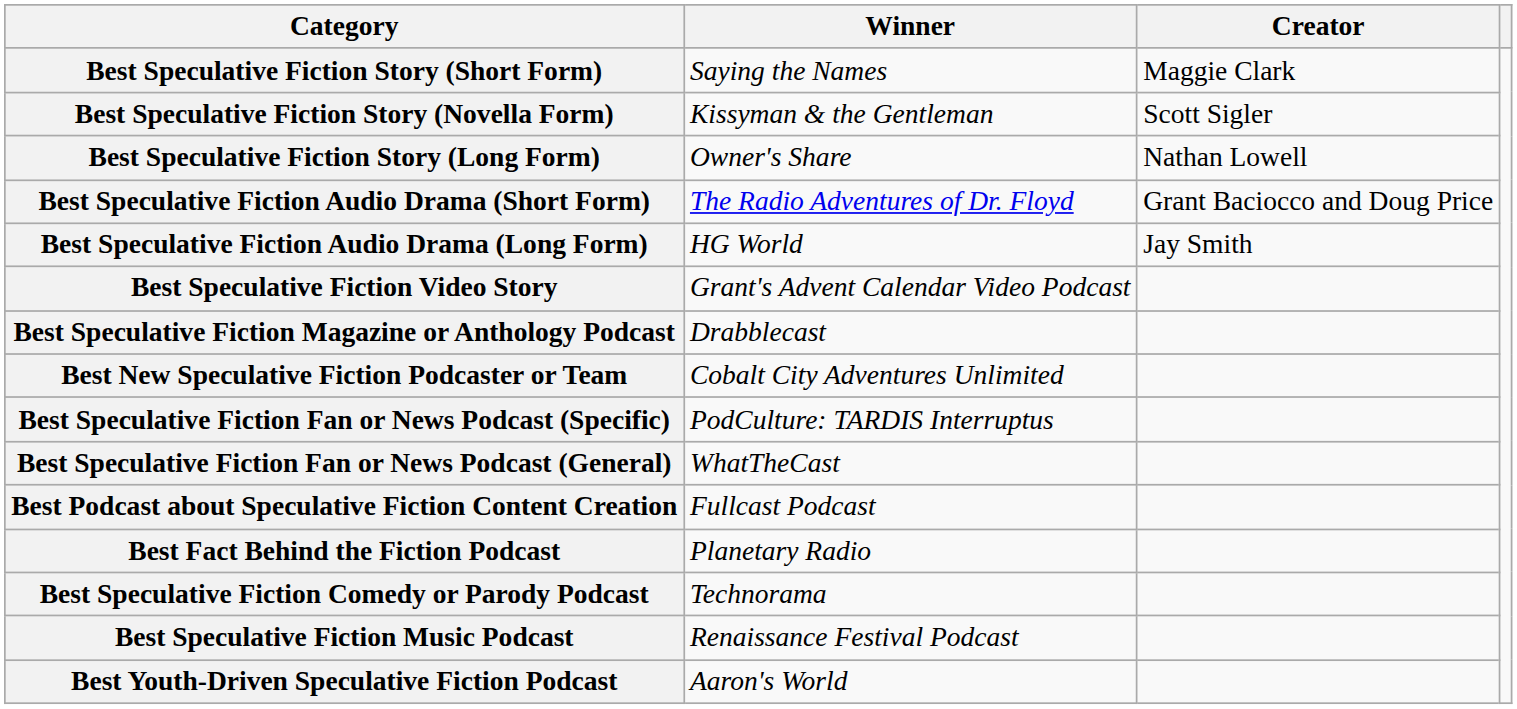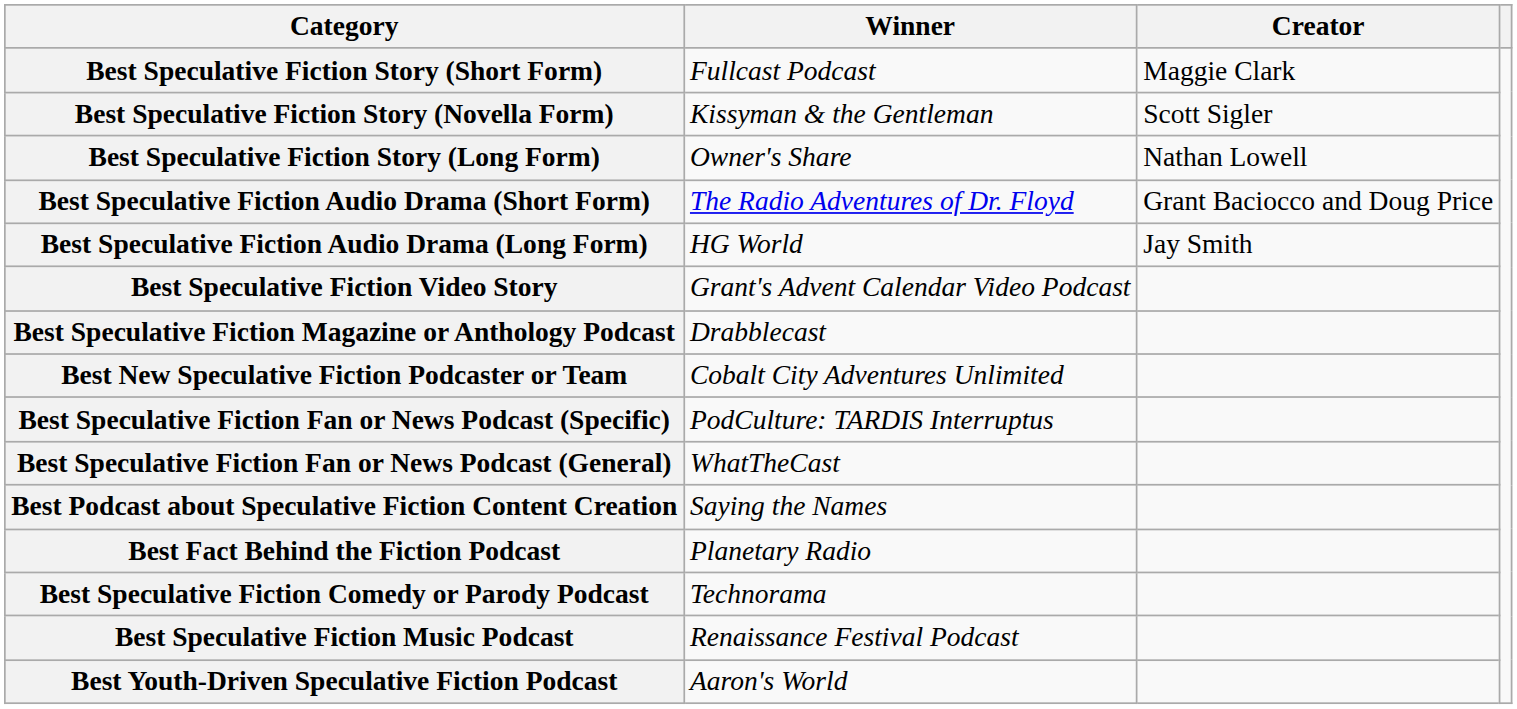(789, 69) Saying the Names -> (783, 69) Fullcast Podcast
(783, 506) Fullcast Podcast -> (789, 506) Saying the Names
